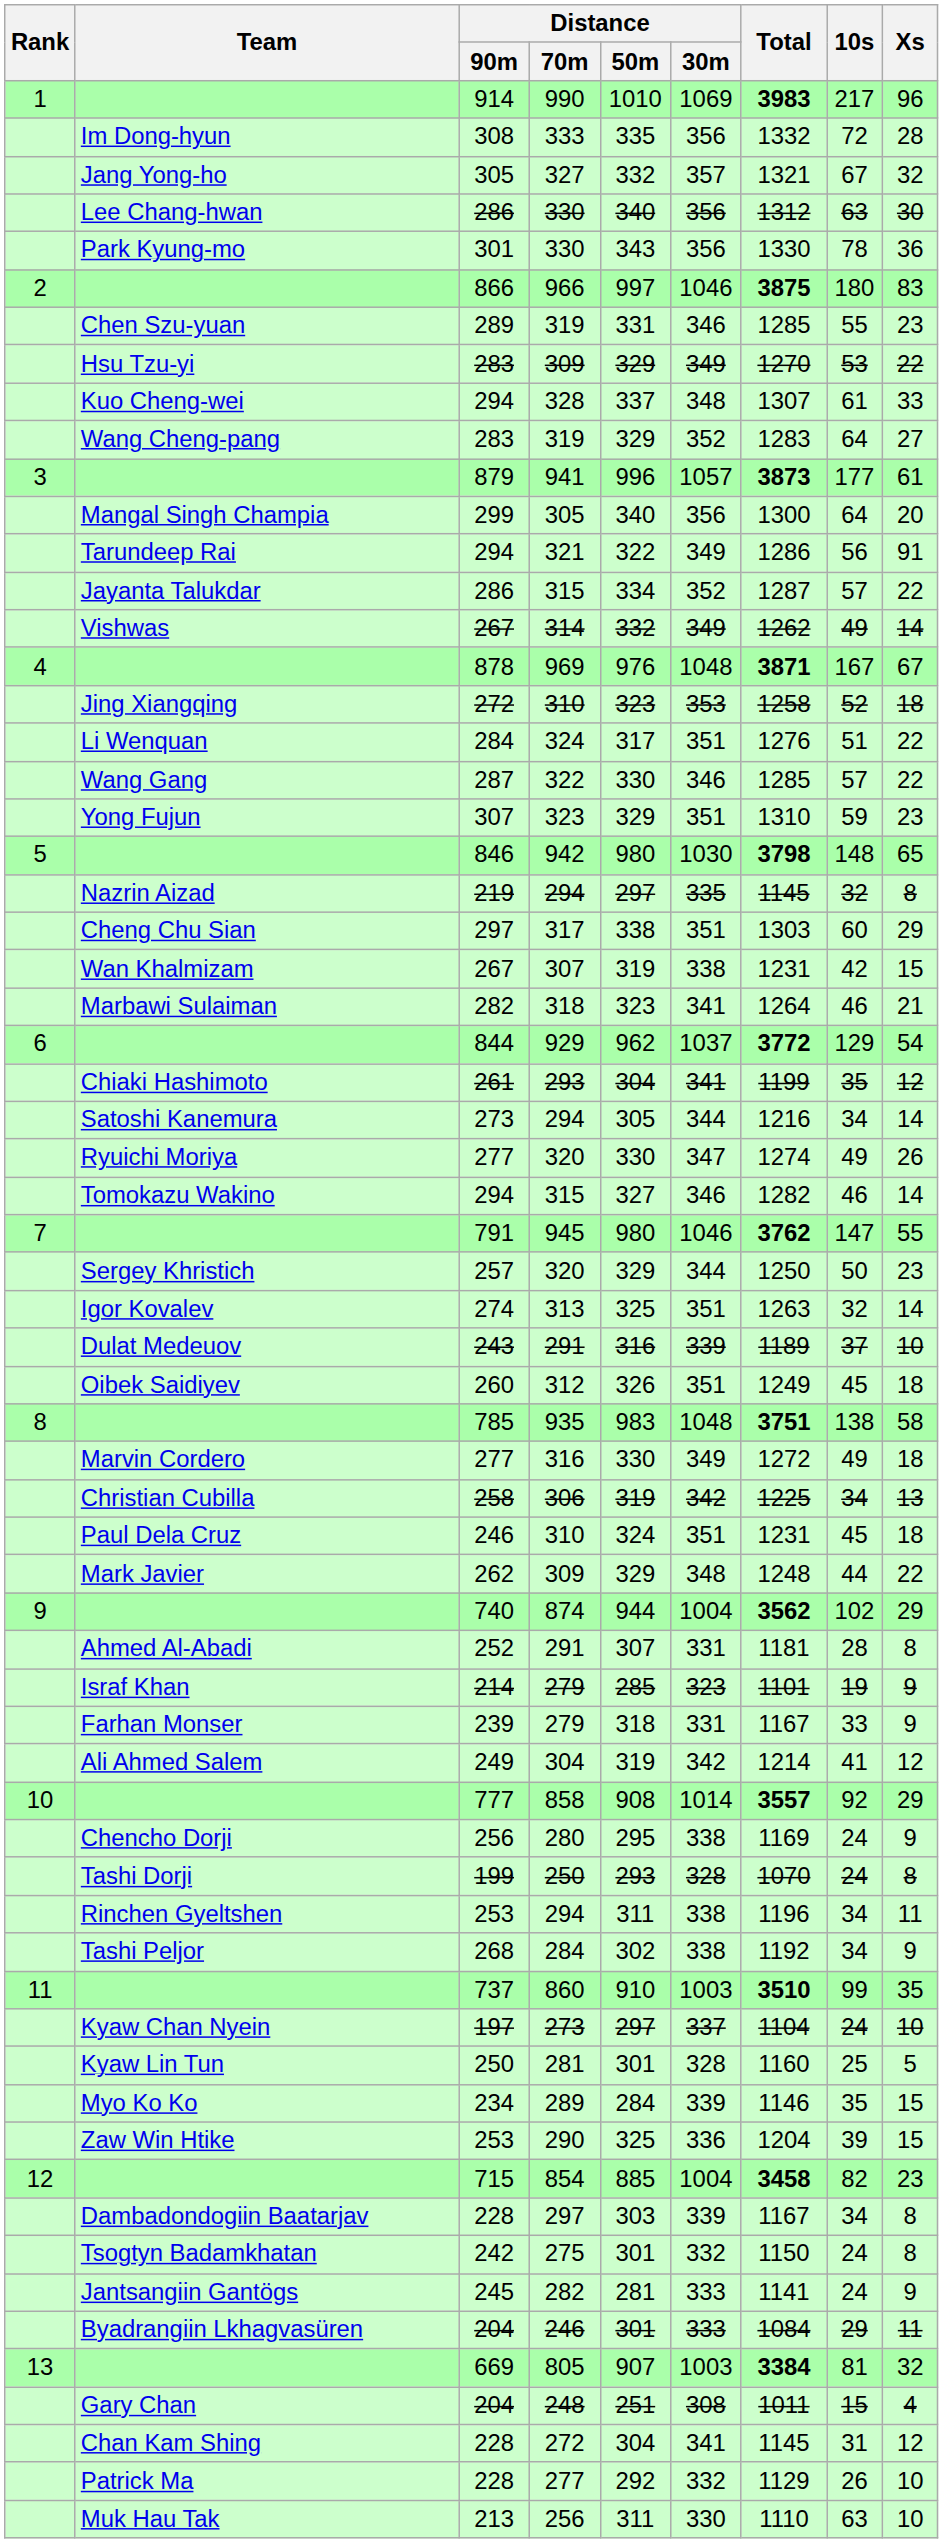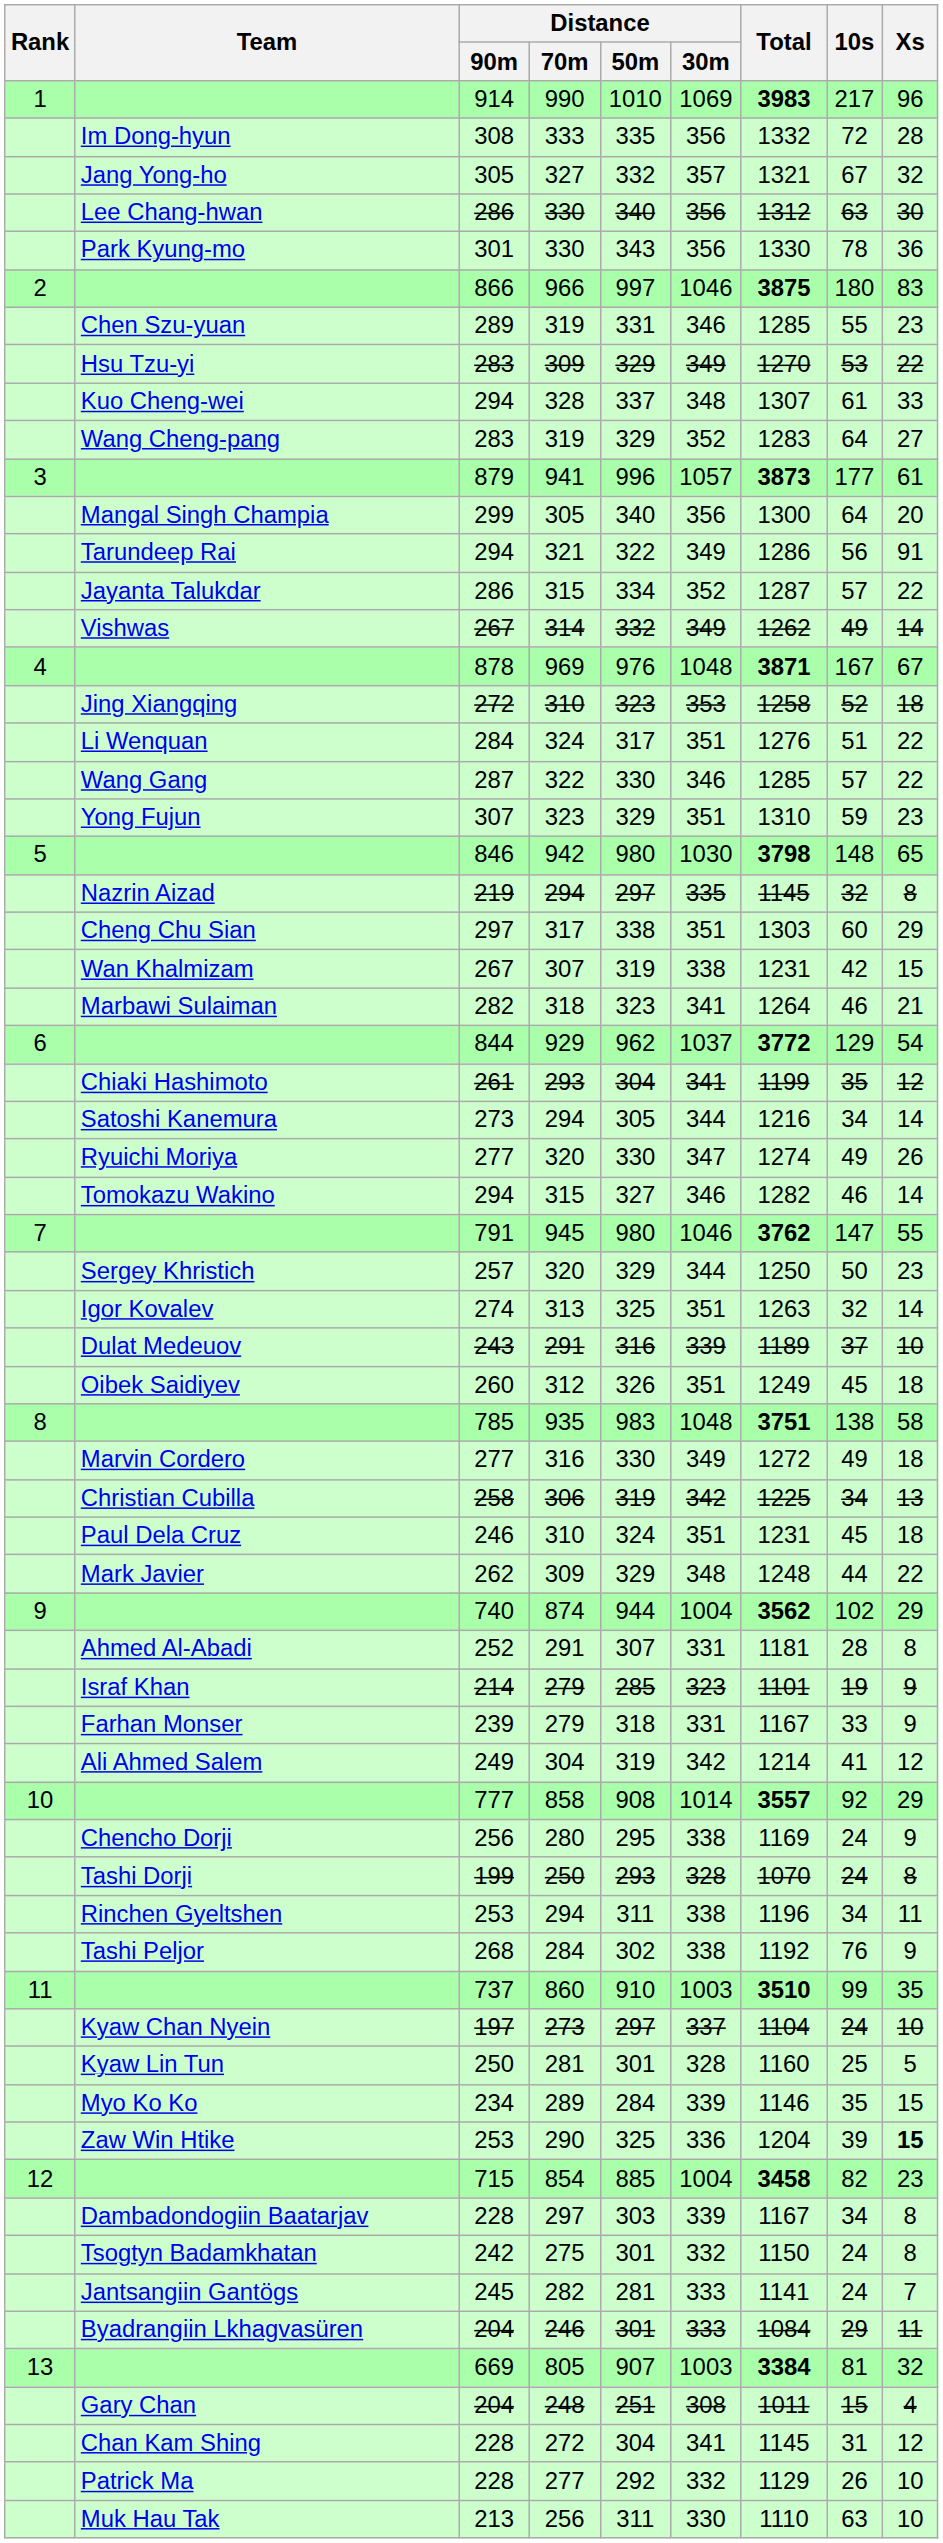(854, 1951) 34 -> (854, 1951) 76
(910, 2140) normal -> (910, 2140) bold
(910, 2291) 9 -> (910, 2291) 7
